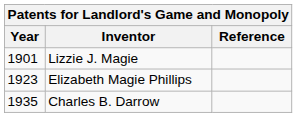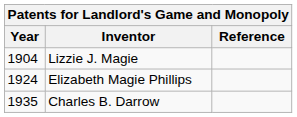(23, 58) 1901 -> (23, 58) 1904
(23, 79) 1923 -> (23, 79) 1924
